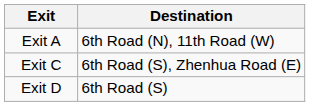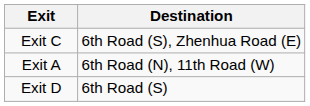rows swapped: (41, 40) <-> (41, 64)
